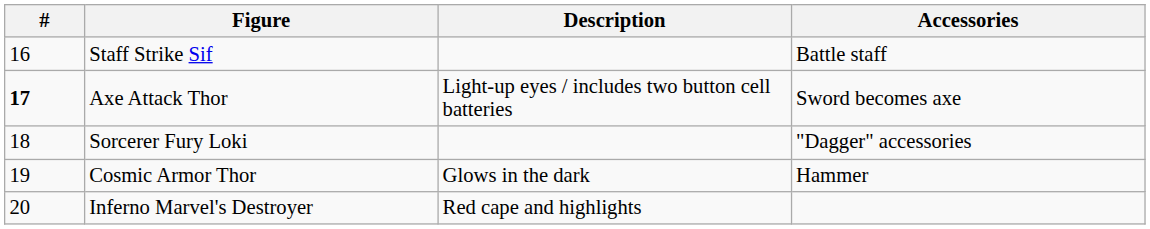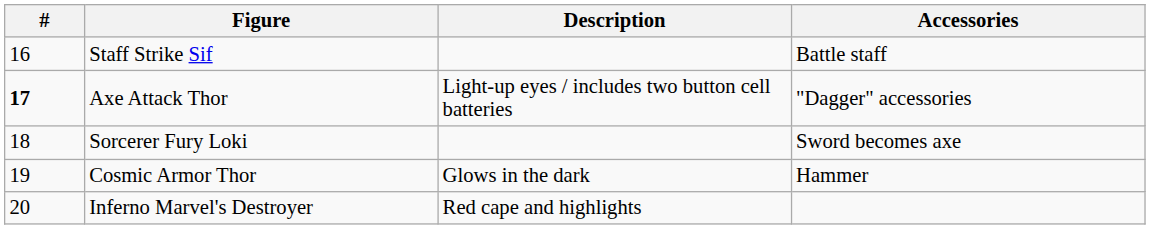(879, 97) Sword becomes axe -> (884, 97) "Dagger" accessories
(884, 142) "Dagger" accessories -> (879, 142) Sword becomes axe
